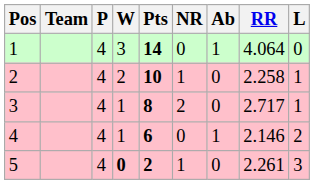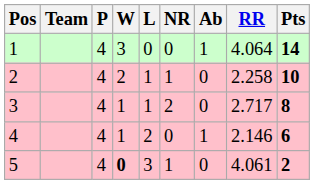columns swapped: (299, 19) <-> (156, 19)
(264, 164) 2.261 -> (252, 164) 4.061
